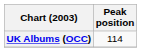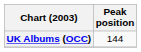(115, 39) 114 -> (115, 39) 144
